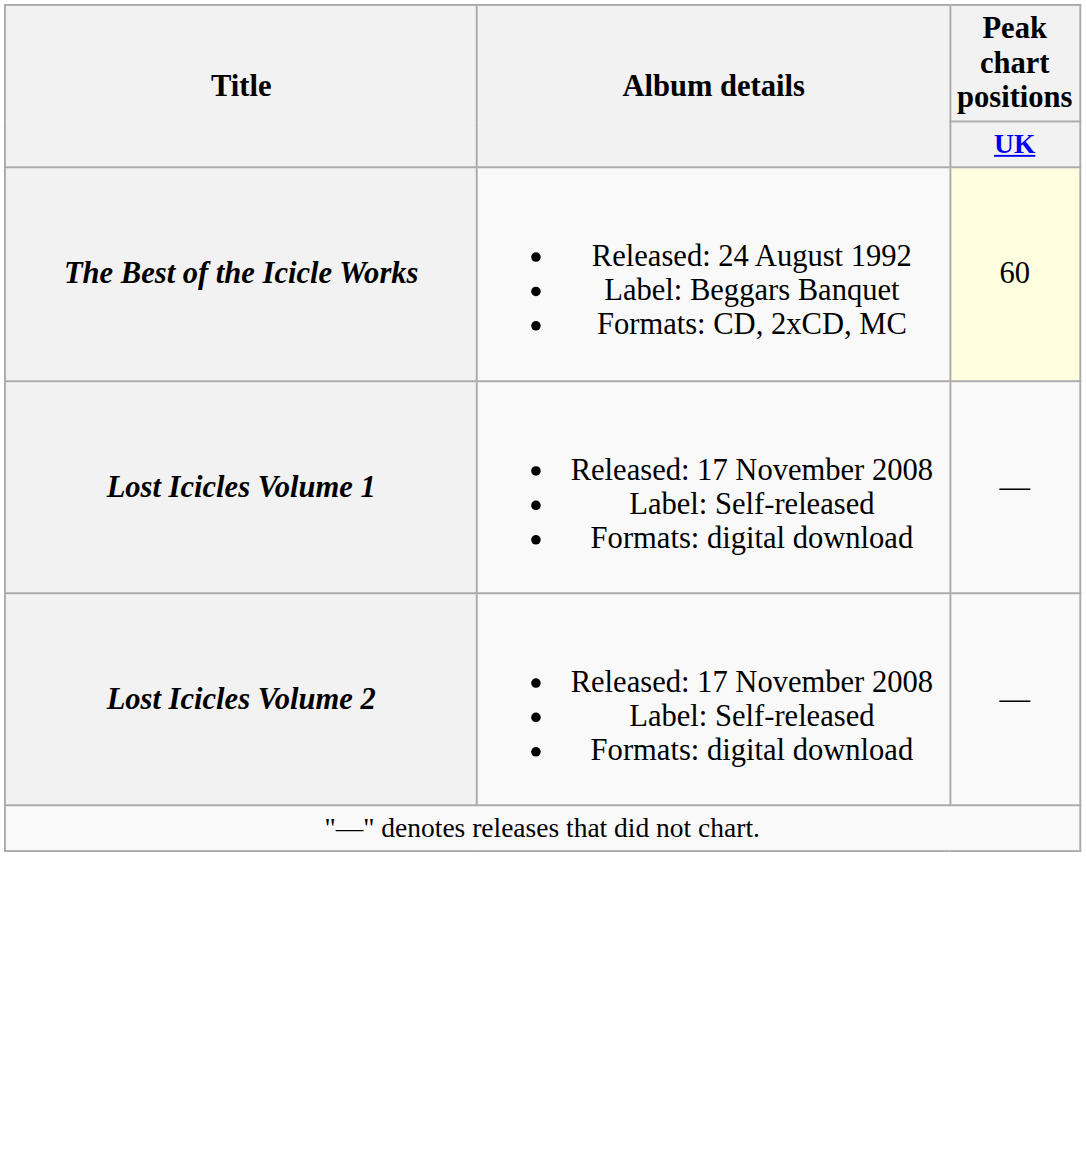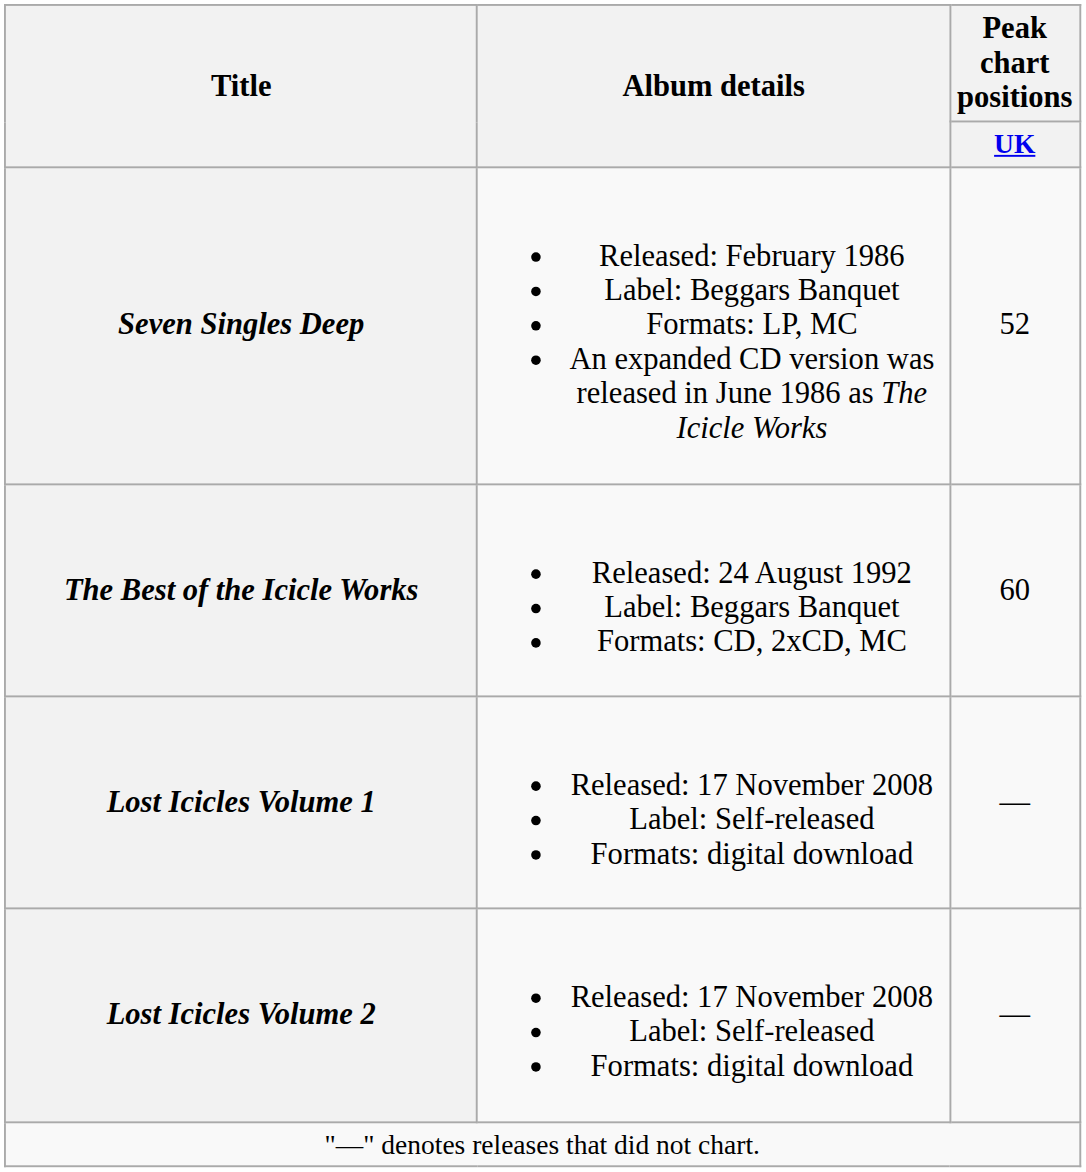+ row: (241, 325)
(1015, 273) lightyellow background -> (1015, 589) no background
